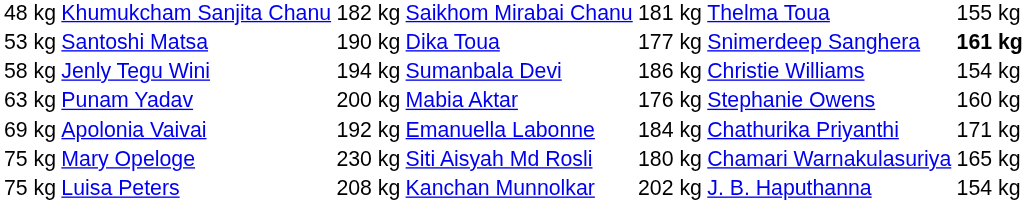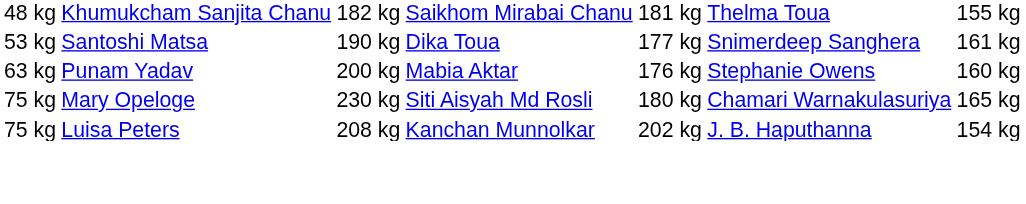(990, 42) bold -> (989, 42) normal
- row: (136, 71)
- row: (134, 129)
